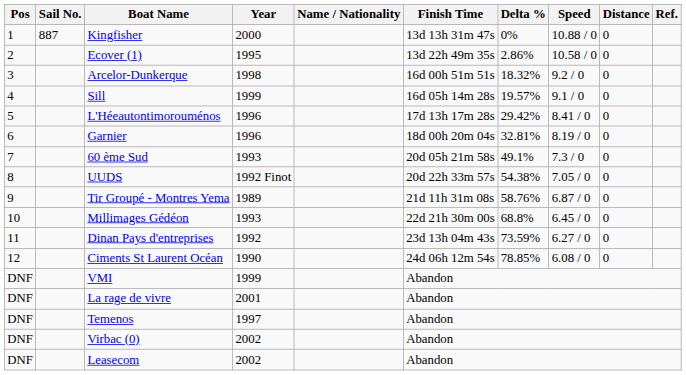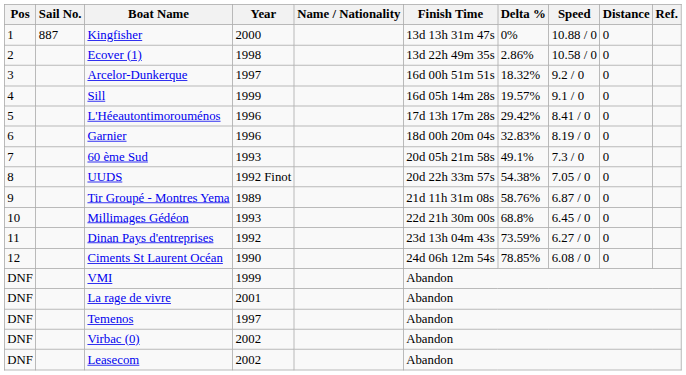(248, 55) 1995 -> (248, 55) 1998
(248, 75) 1998 -> (248, 75) 1997
(520, 136) 32.81% -> (520, 136) 32.83%
